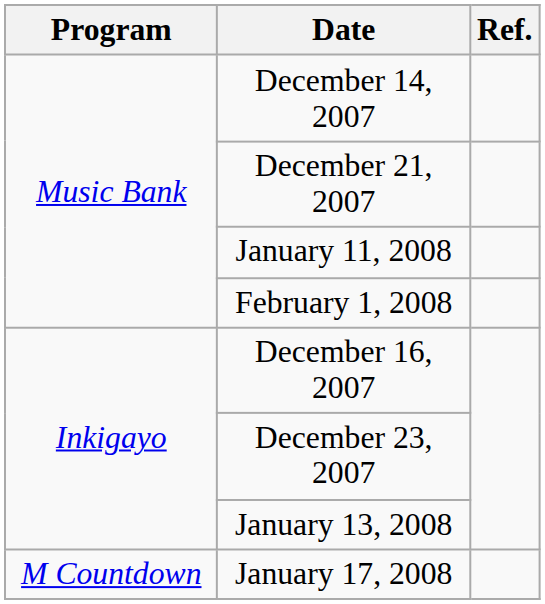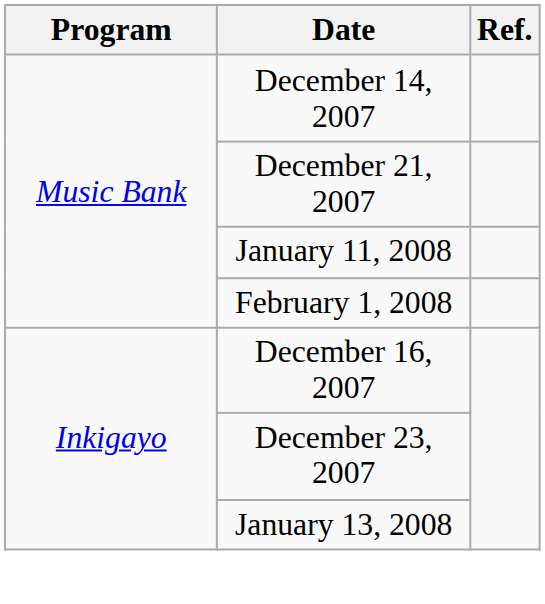- row: (344, 574)
